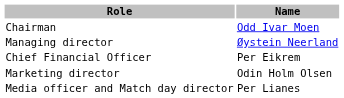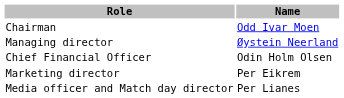(269, 58) Per Eikrem -> (284, 58) Odin Holm Olsen
(284, 73) Odin Holm Olsen -> (269, 73) Per Eikrem
